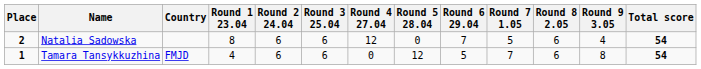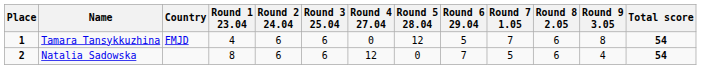rows swapped: (101, 56) <-> (89, 40)
